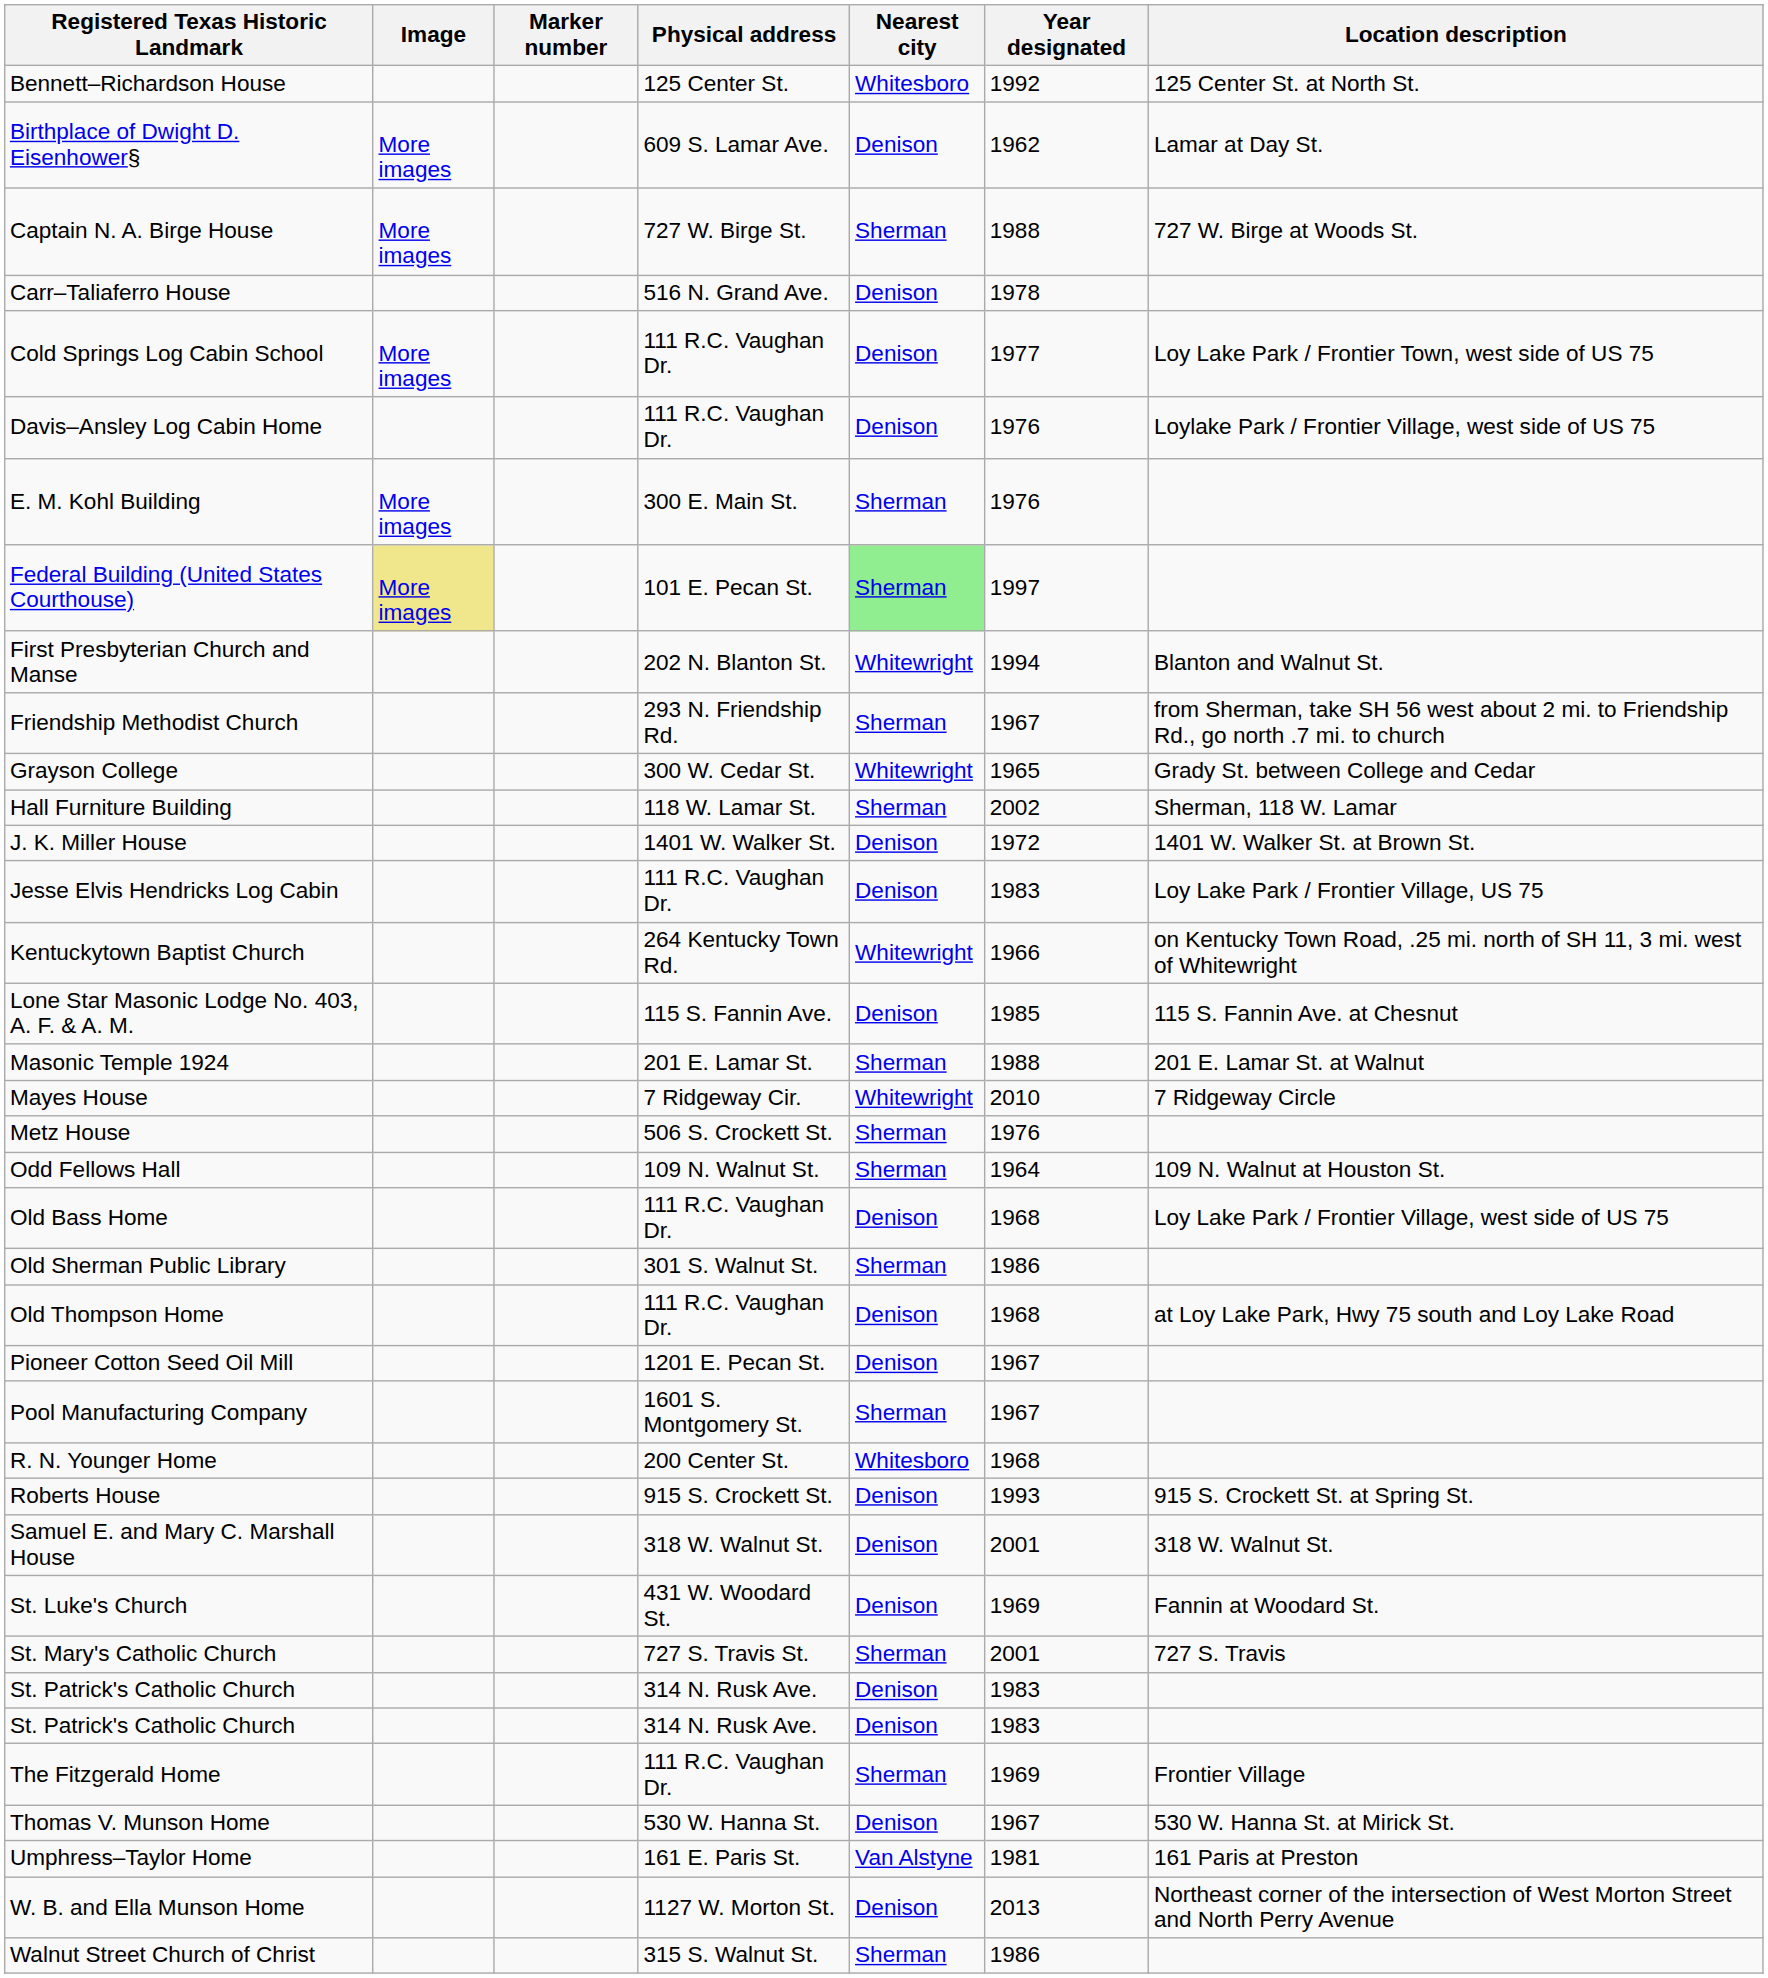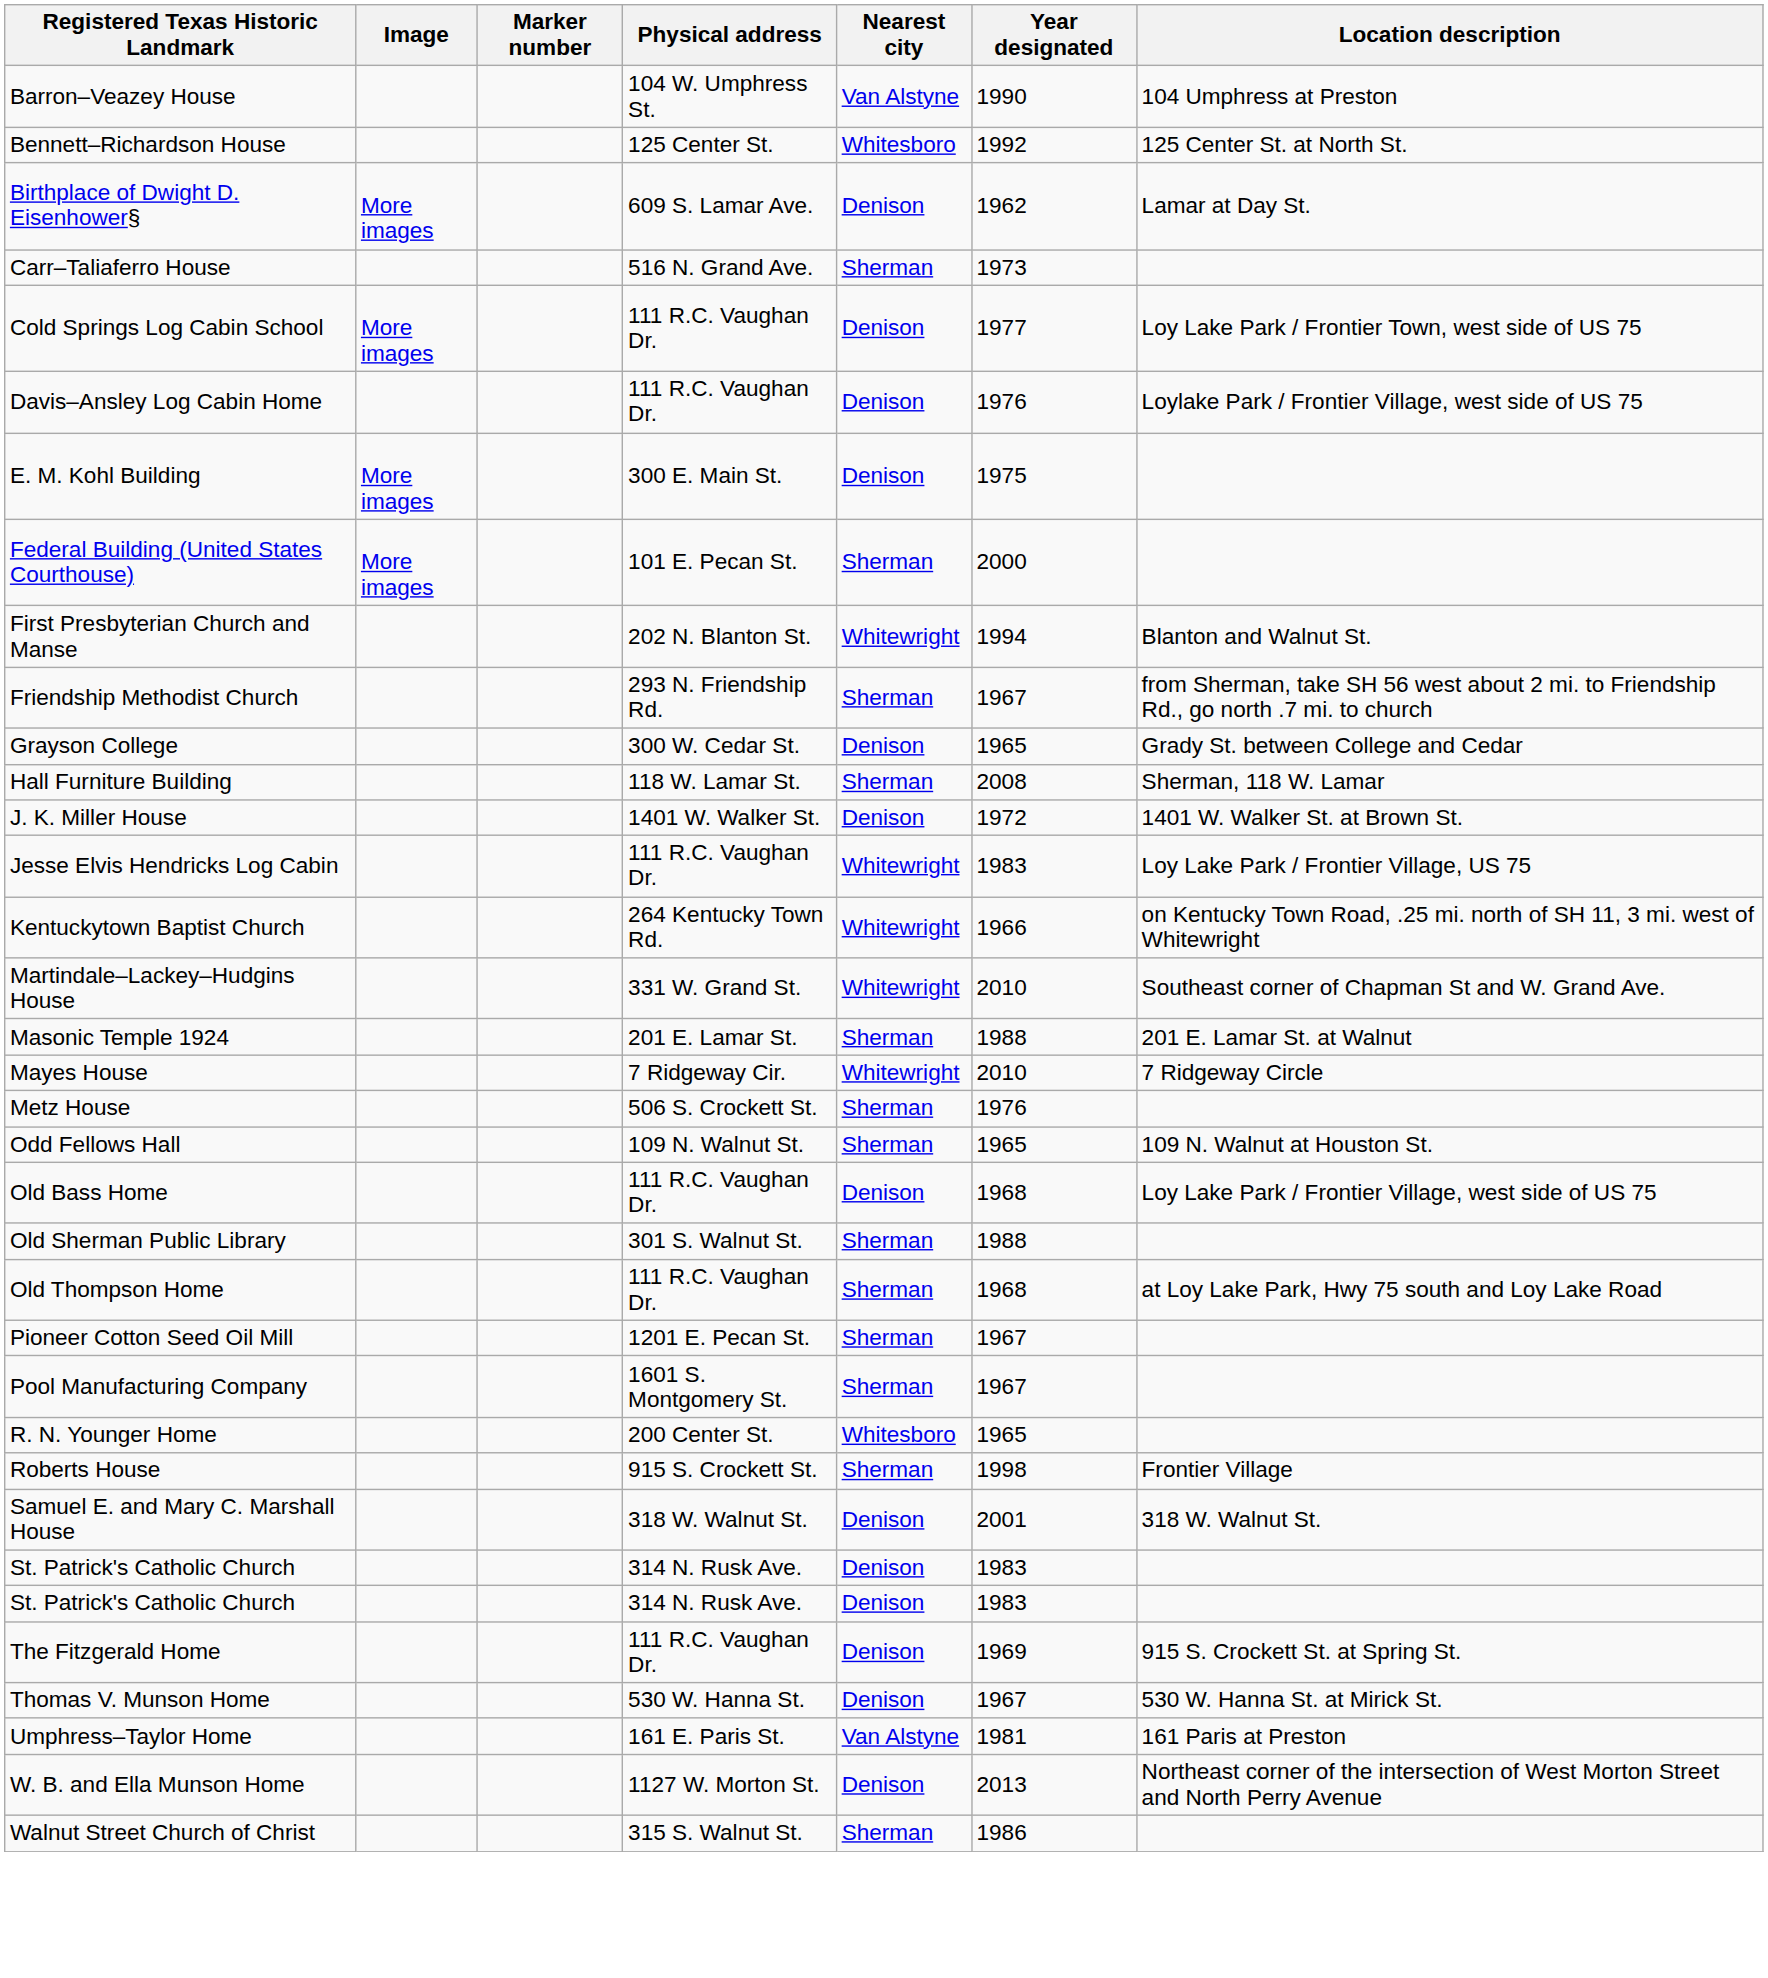+ row: (123, 96)
- row: (142, 231)
(896, 292) Denison -> (887, 267) Sherman
(1015, 292) 1978 -> (1002, 267) 1973
(901, 501) Sherman -> (883, 475) Denison
(1015, 501) 1976 -> (1002, 475) 1975
(415, 600) khaki background -> (397, 575) no background
(901, 587) lightgreen background -> (887, 562) no background
(1015, 587) 1997 -> (1002, 562) 2000
(914, 771) Whitewright -> (883, 745) Denison
(1015, 807) 2002 -> (1002, 781) 2008
(896, 891) Denison -> (901, 865) Whitewright
- row: (184, 1013)
+ row: (152, 988)
(1015, 1169) 1964 -> (1002, 1144) 1965
(1015, 1266) 1986 -> (1002, 1240) 1988
(896, 1314) Denison -> (887, 1289) Sherman
(896, 1363) Denison -> (887, 1337) Sherman
(1015, 1460) 1968 -> (1002, 1434) 1965
(896, 1496) Denison -> (887, 1470) Sherman
(1015, 1496) 1993 -> (1002, 1470) 1998
(1314, 1496) 915 S. Crockett St. at Spring St. -> (1217, 1470) Frontier Village
- row: (99, 1605)
- row: (143, 1654)
(901, 1774) Sherman -> (883, 1651) Denison
(1230, 1774) Frontier Village -> (1301, 1651) 915 S. Crockett St. at Spring St.
